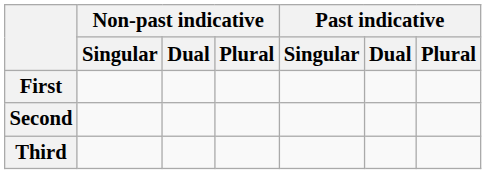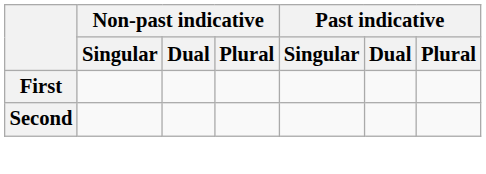- row: (41, 151)
